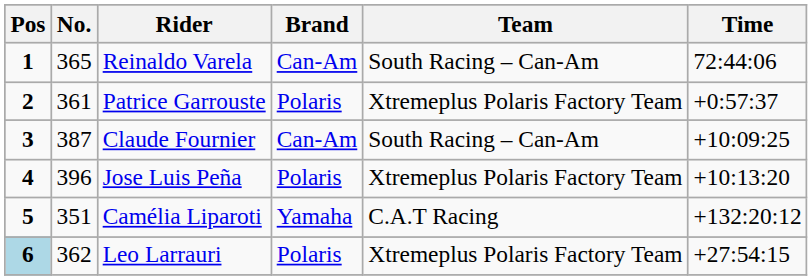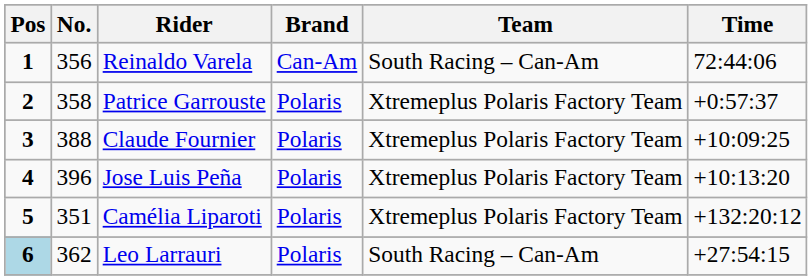(74, 61) 365 -> (74, 61) 356
(74, 100) 361 -> (74, 100) 358
(74, 139) 387 -> (74, 139) 388
(317, 139) Can-Am -> (309, 139) Polaris
(484, 139) South Racing – Can-Am -> (525, 139) Xtremeplus Polaris Factory Team
(315, 216) Yamaha -> (309, 216) Polaris
(433, 216) C.A.T Racing -> (525, 216) Xtremeplus Polaris Factory Team
(525, 254) Xtremeplus Polaris Factory Team -> (484, 254) South Racing – Can-Am
